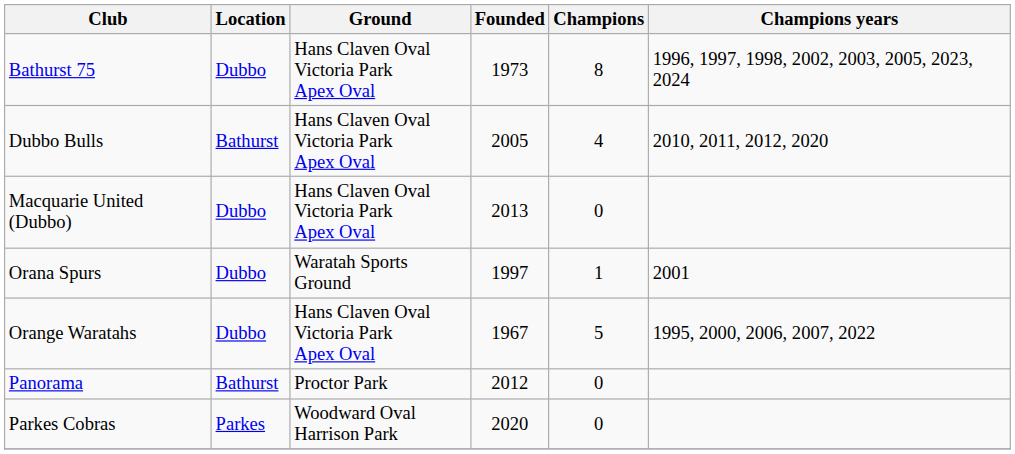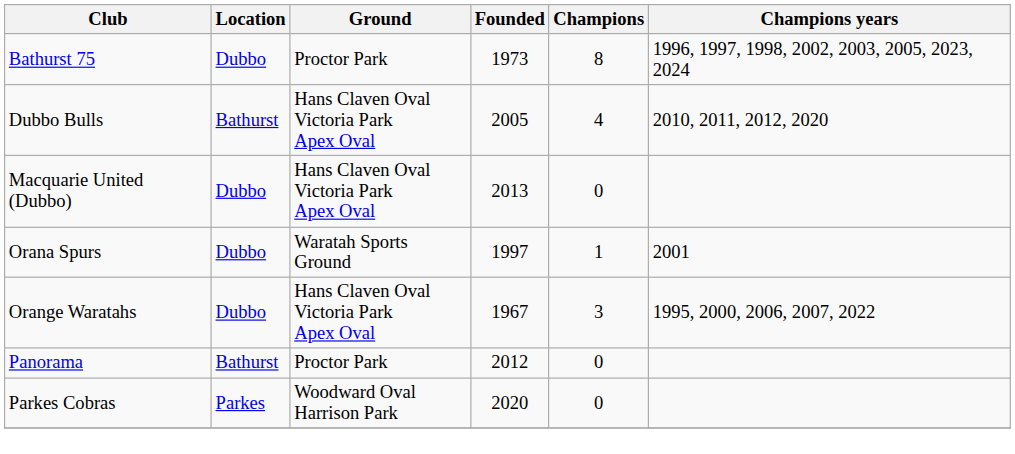(362, 69) Hans Claven Oval Victoria Park Apex Oval -> (341, 59) Proctor Park
(599, 333) 5 -> (599, 312) 3
